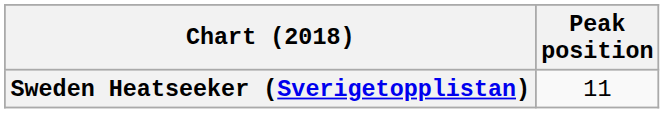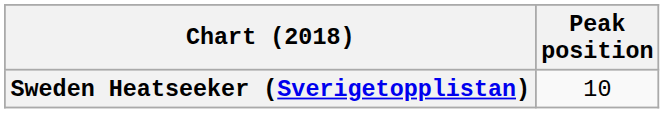(597, 89) 11 -> (597, 89) 10
